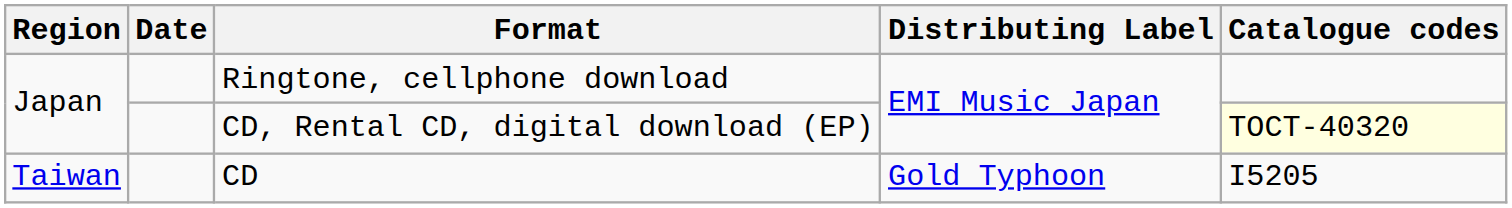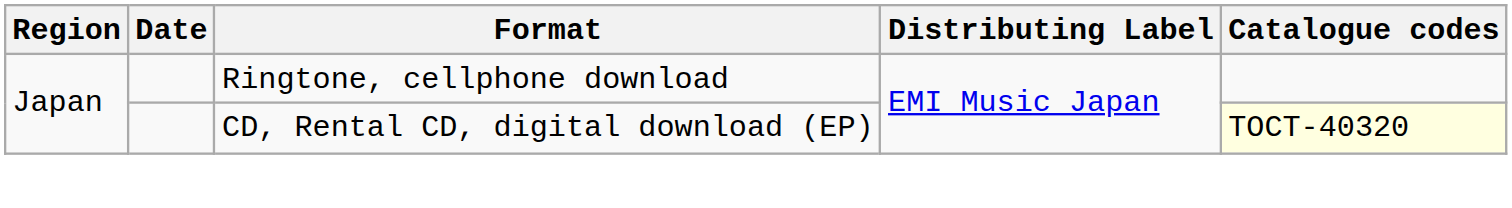- row: (240, 177)
